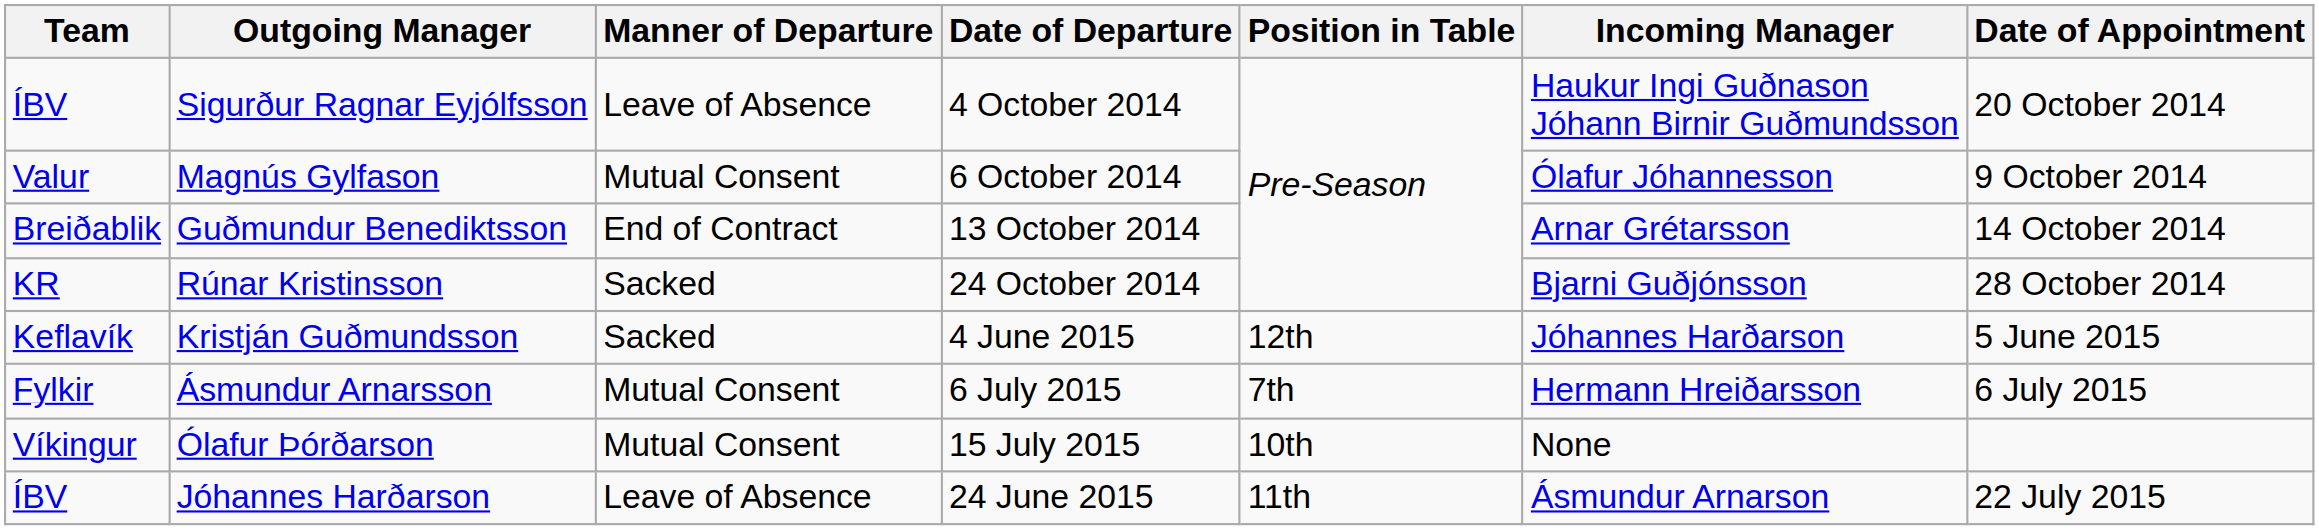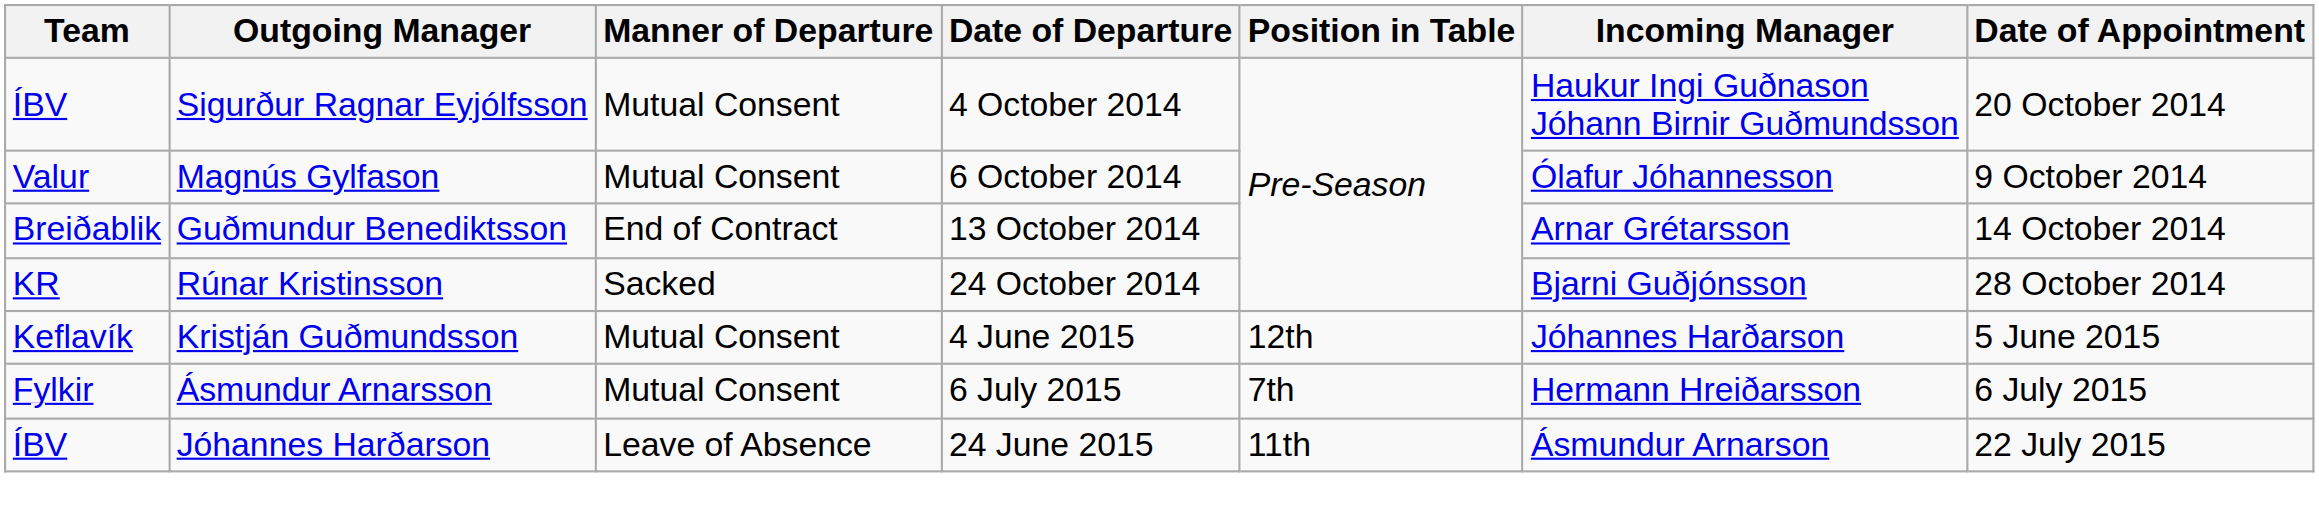(737, 103) Leave of Absence -> (721, 103) Mutual Consent
(659, 336) Sacked -> (721, 336) Mutual Consent
- row: (305, 444)
